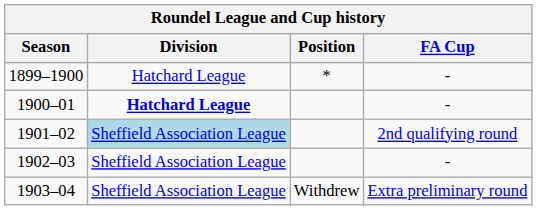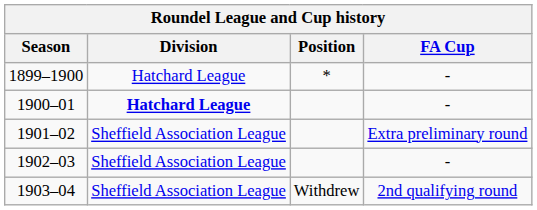(189, 133) lightblue background -> (189, 133) no background
(447, 133) 2nd qualifying round -> (447, 133) Extra preliminary round
(447, 190) Extra preliminary round -> (447, 190) 2nd qualifying round
